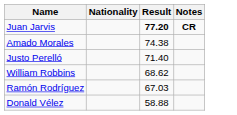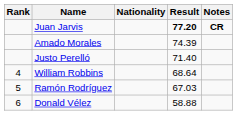+ column: (18, 12)
(157, 42) 74.38 -> (184, 42) 74.39
(157, 73) 68.62 -> (184, 73) 68.64
